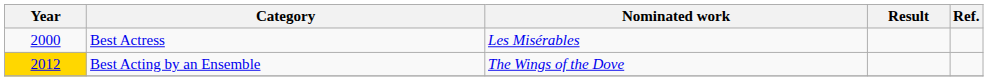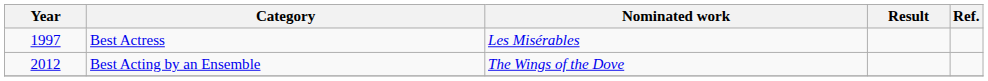(46, 40) 2000 -> (46, 40) 1997
(46, 64) gold background -> (46, 64) no background
